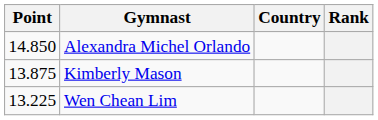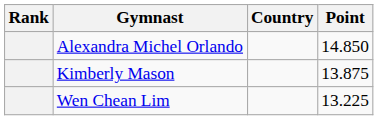columns swapped: (349, 18) <-> (32, 18)
